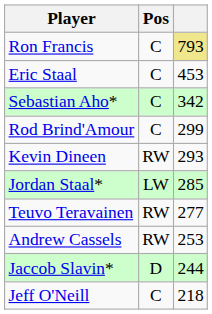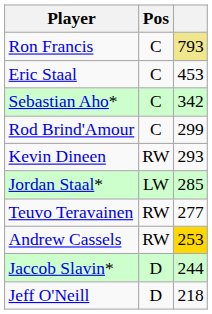(191, 240) no background -> (191, 240) gold background
(156, 295) C -> (156, 295) D
